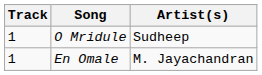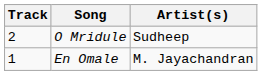(12, 37) 1 -> (12, 37) 2
